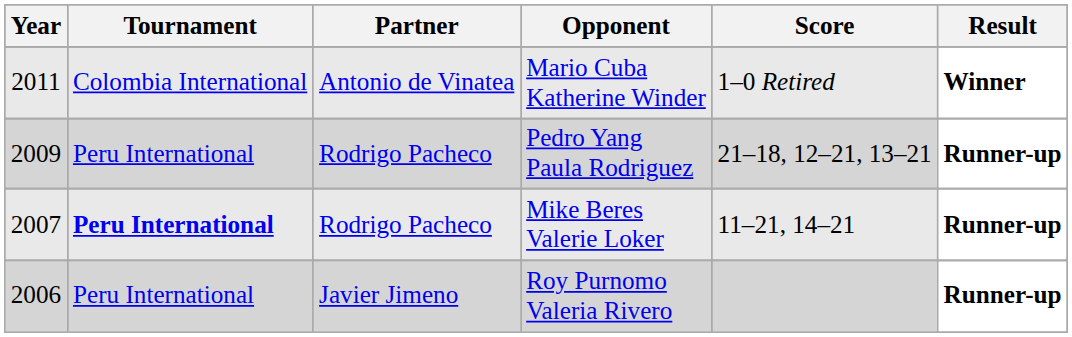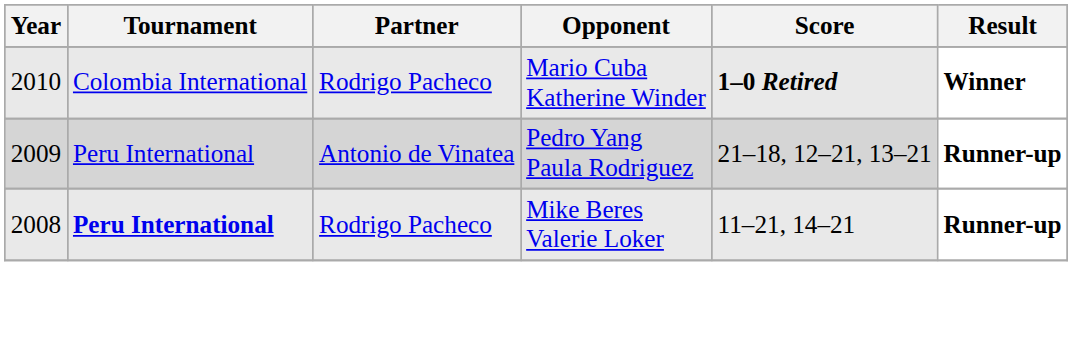(36, 82) 2011 -> (36, 82) 2010
(417, 82) Antonio de Vinatea -> (405, 82) Rodrigo Pacheco
(776, 82) normal -> (777, 82) bold
(405, 153) Rodrigo Pacheco -> (417, 153) Antonio de Vinatea
(36, 224) 2007 -> (36, 224) 2008
- row: (599, 296)
